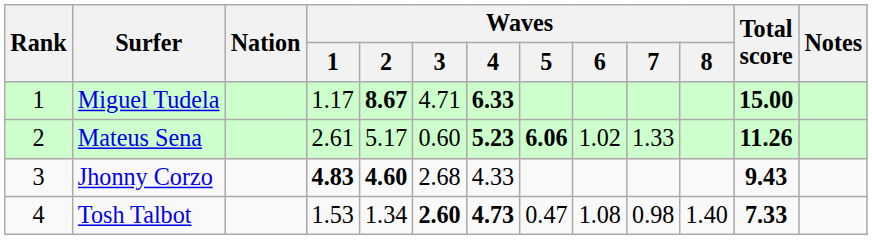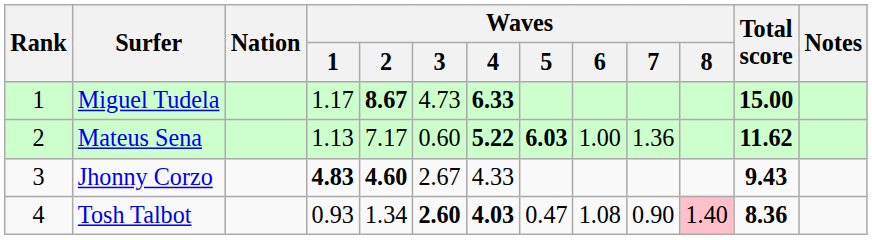(440, 100) 4.71 -> (440, 100) 4.73
(333, 138) 2.61 -> (333, 138) 1.13
(386, 138) 5.17 -> (386, 138) 7.17
(493, 138) 5.23 -> (493, 138) 5.22
(546, 138) 6.06 -> (546, 138) 6.03
(600, 138) 1.02 -> (600, 138) 1.00
(653, 138) 1.33 -> (653, 138) 1.36
(766, 138) 11.26 -> (766, 138) 11.62
(440, 176) 2.68 -> (440, 176) 2.67
(333, 215) 1.53 -> (333, 215) 0.93
(493, 215) 4.73 -> (493, 215) 4.03
(653, 215) 0.98 -> (653, 215) 0.90
(707, 215) no background -> (707, 215) pink background
(766, 215) 7.33 -> (766, 215) 8.36
